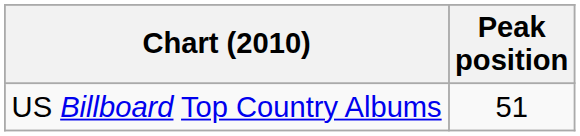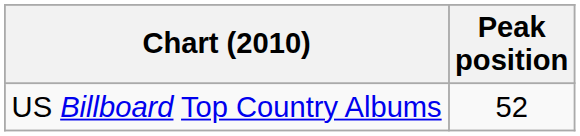(512, 106) 51 -> (512, 106) 52
